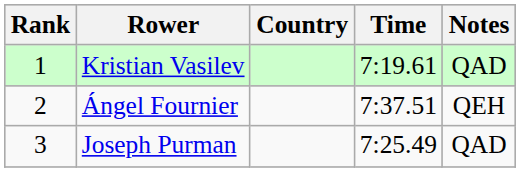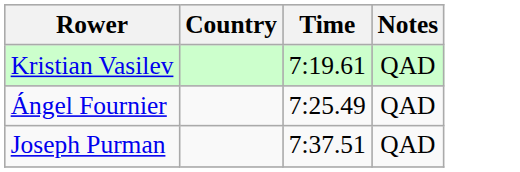- column: (40, 24)
(398, 105) 7:37.51 -> (327, 105) 7:25.49
(479, 105) QEH -> (408, 105) QAD
(398, 145) 7:25.49 -> (327, 145) 7:37.51
